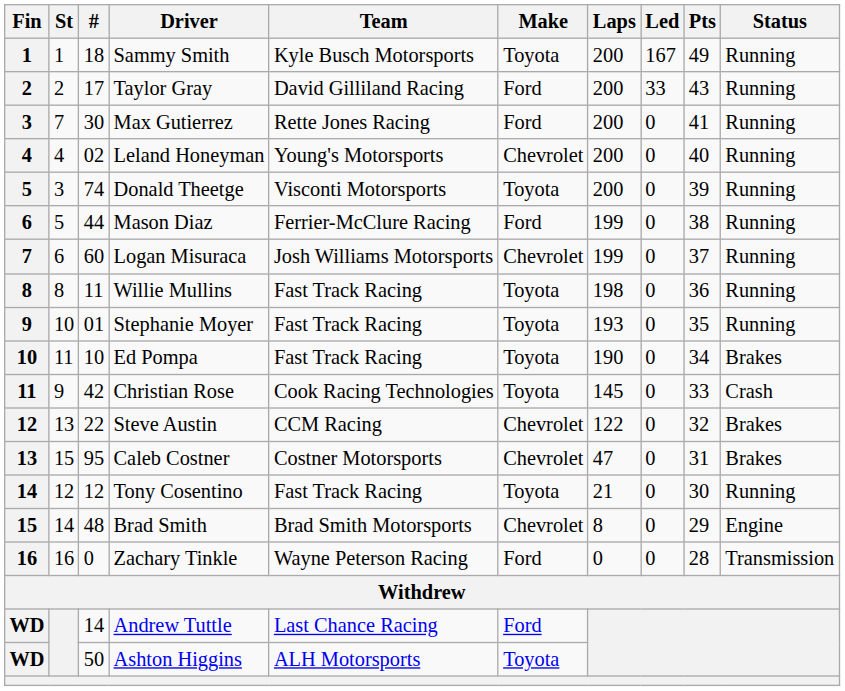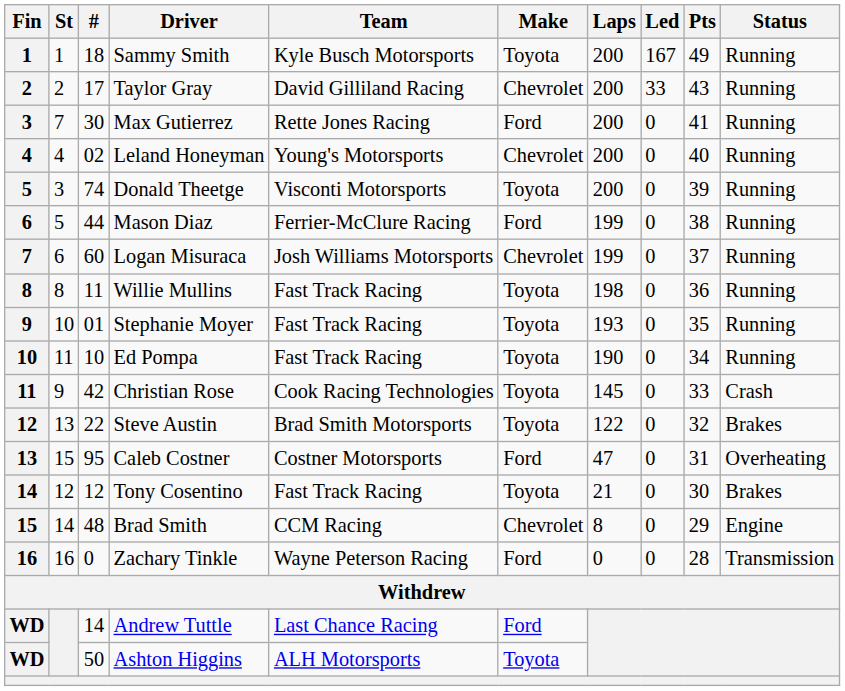(522, 88) Ford -> (543, 88) Chevrolet
(754, 357) Brakes -> (760, 357) Running
(328, 424) CCM Racing -> (373, 424) Brad Smith Motorsports
(543, 424) Chevrolet -> (531, 424) Toyota
(543, 458) Chevrolet -> (522, 458) Ford
(754, 458) Brakes -> (776, 458) Overheating
(760, 491) Running -> (754, 491) Brakes
(373, 525) Brad Smith Motorsports -> (328, 525) CCM Racing
